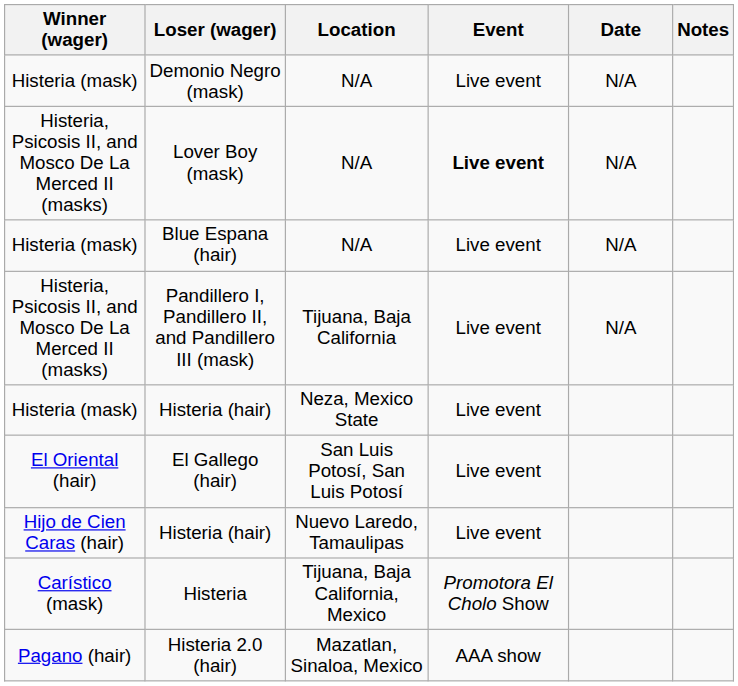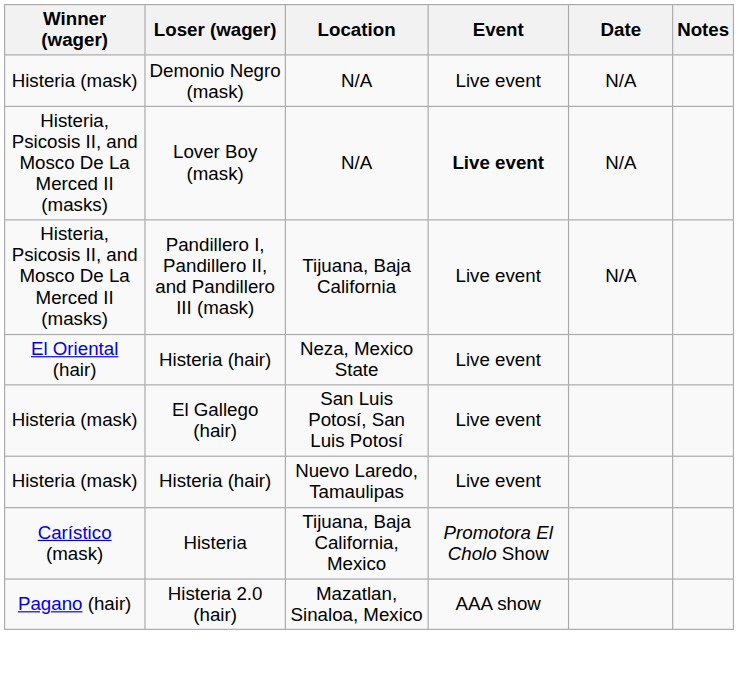- row: (215, 245)
(75, 409) Histeria (mask) -> (75, 359) El Oriental (hair)
(75, 471) El Oriental (hair) -> (75, 420) Histeria (mask)
(75, 532) Hijo de Cien Caras (hair) -> (75, 481) Histeria (mask)
